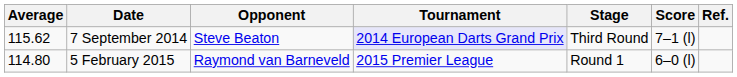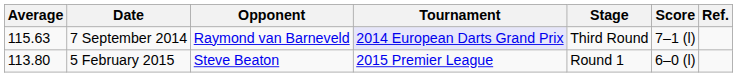(29, 38) 115.62 -> (29, 38) 115.63
(236, 38) Steve Beaton -> (272, 38) Raymond van Barneveld
(29, 60) 114.80 -> (29, 60) 113.80
(272, 60) Raymond van Barneveld -> (236, 60) Steve Beaton
